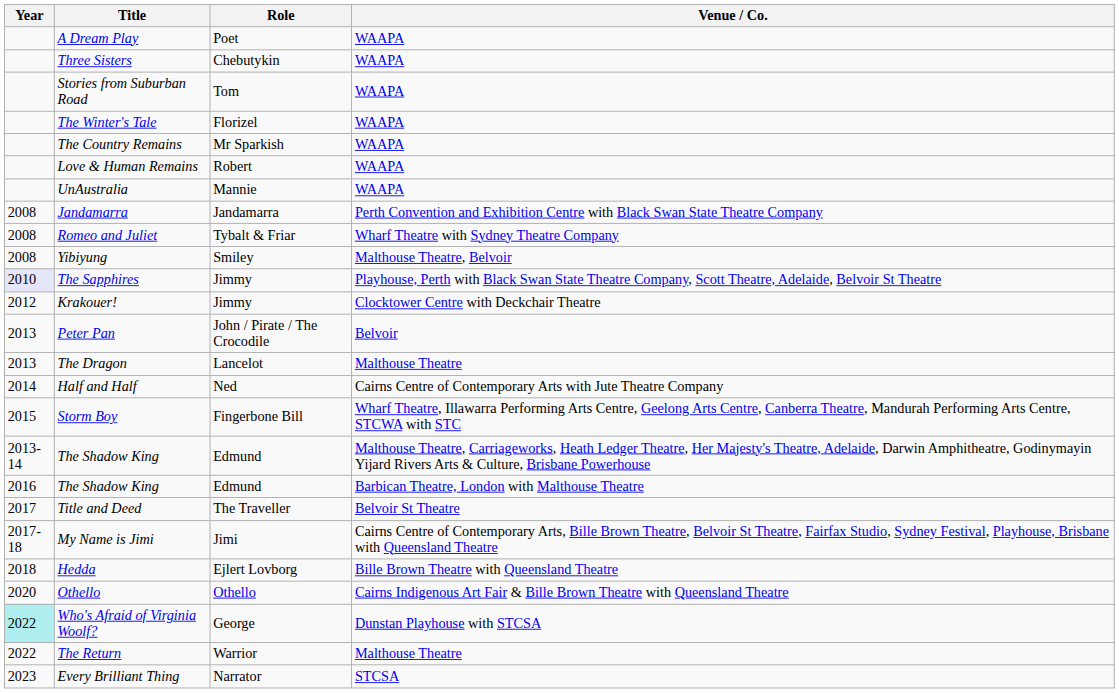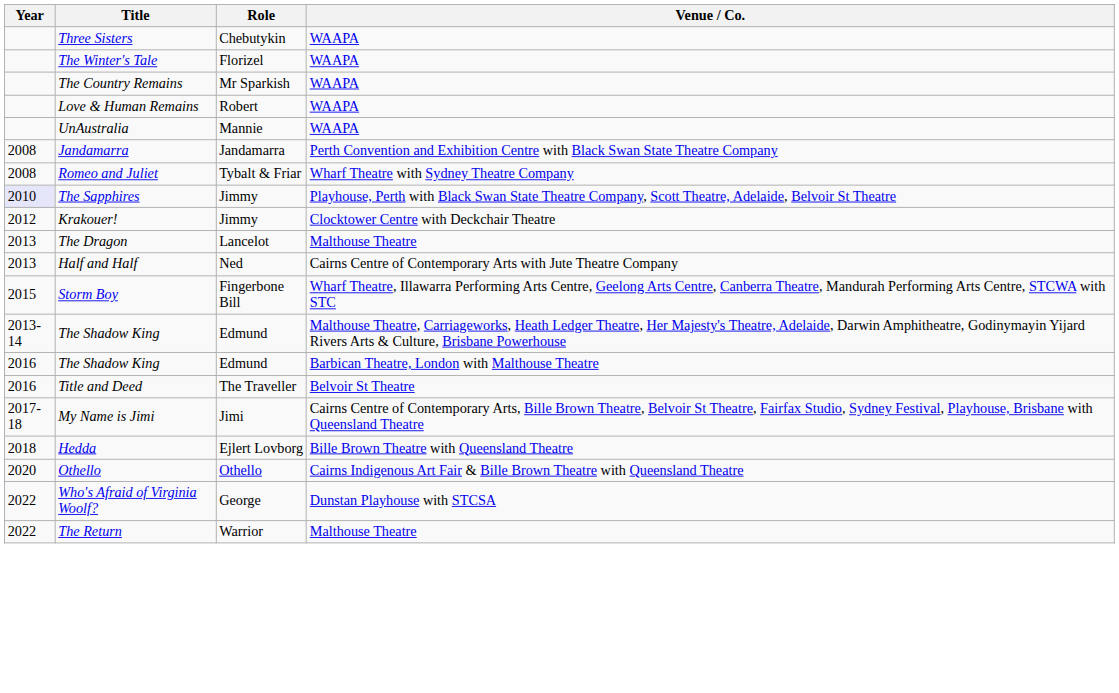- row: (98, 38)
- row: (122, 91)
- row: (82, 257)
- row: (86, 333)
(22, 386) 2014 -> (22, 264) 2013
(22, 508) 2017 -> (22, 386) 2016
(22, 623) paleturquoise background -> (22, 500) no background
- row: (118, 676)
